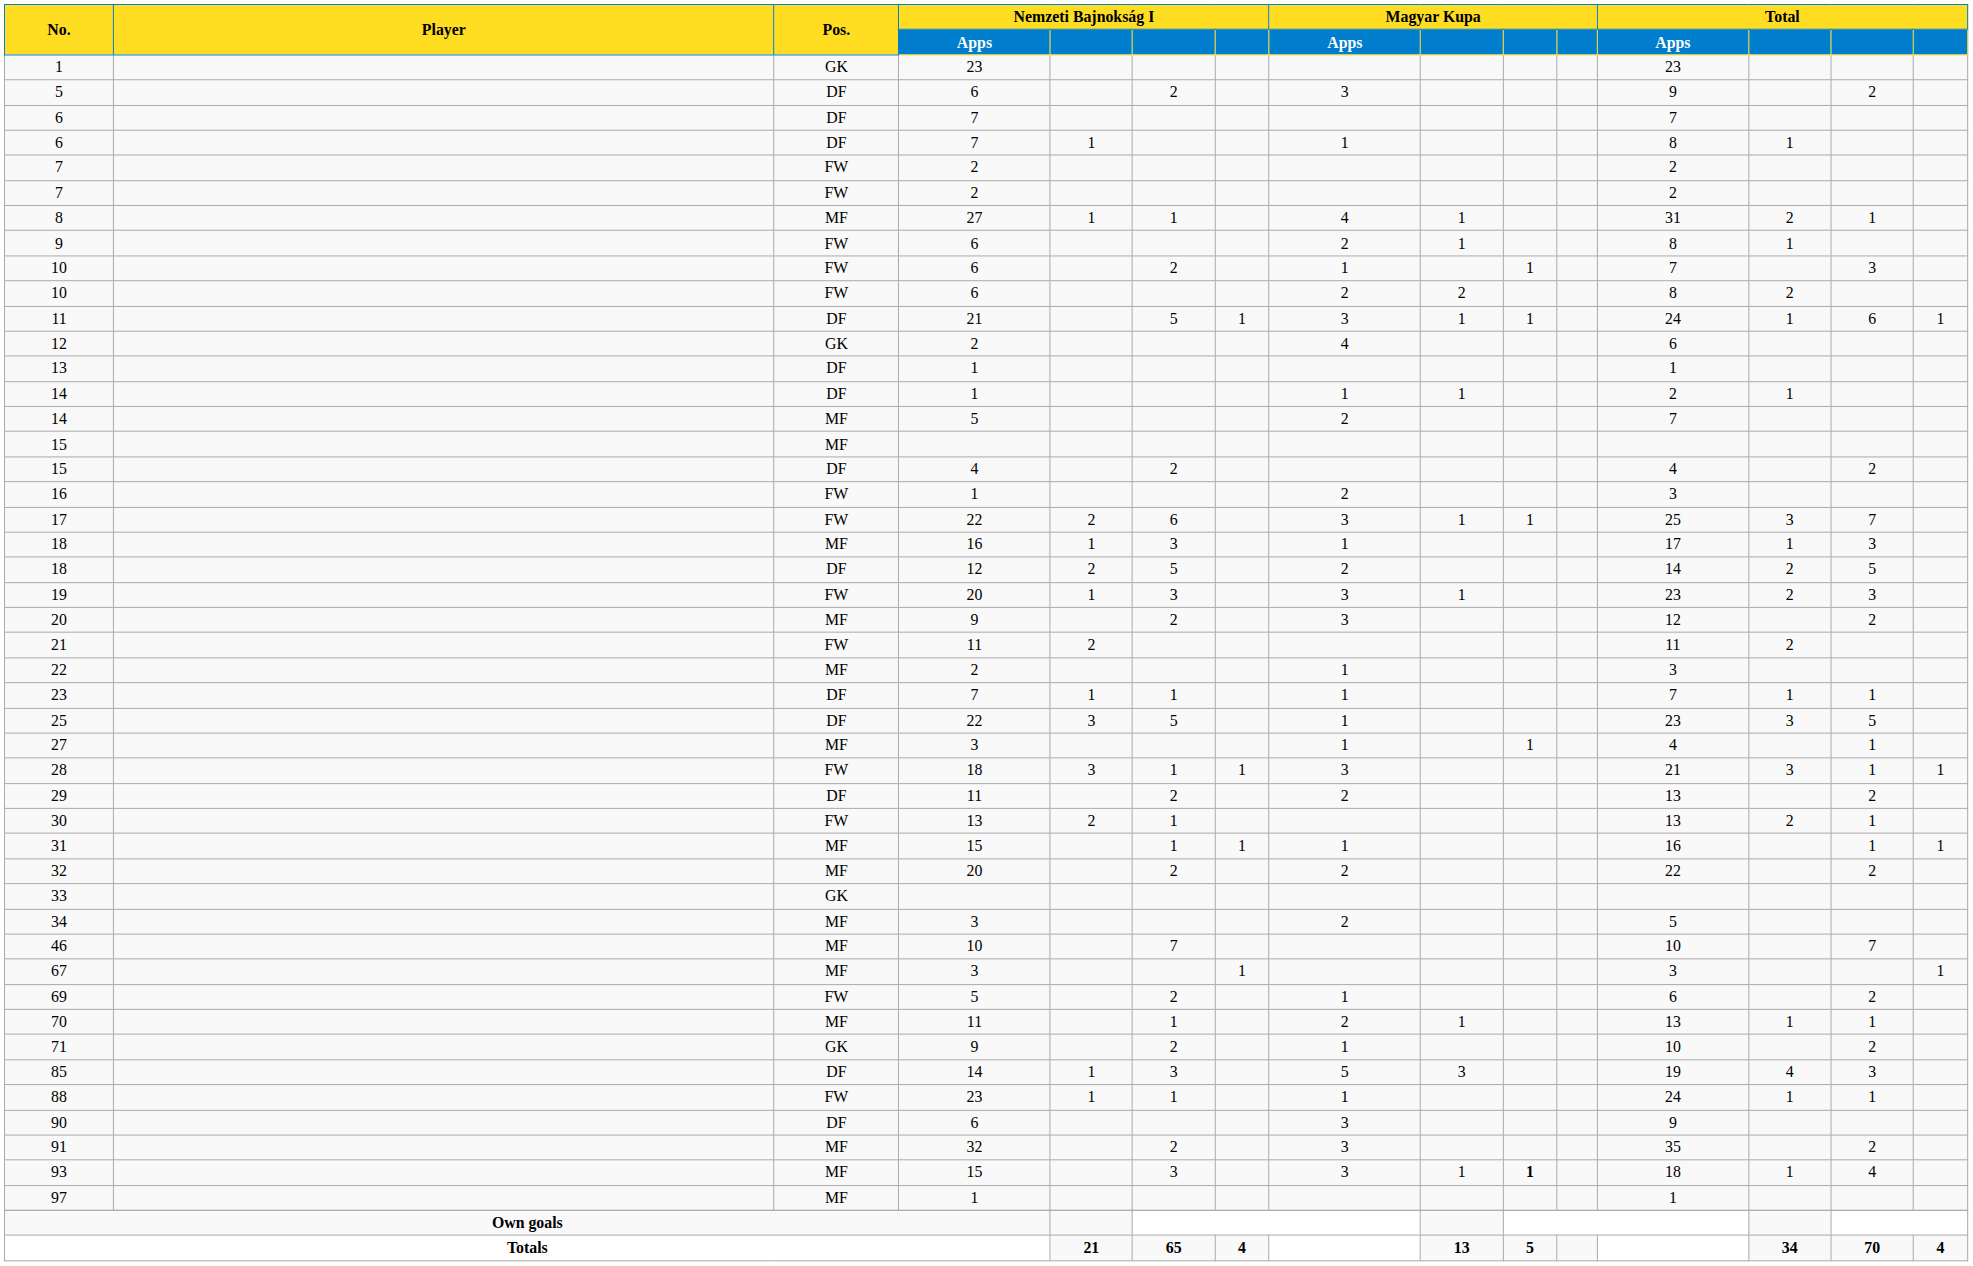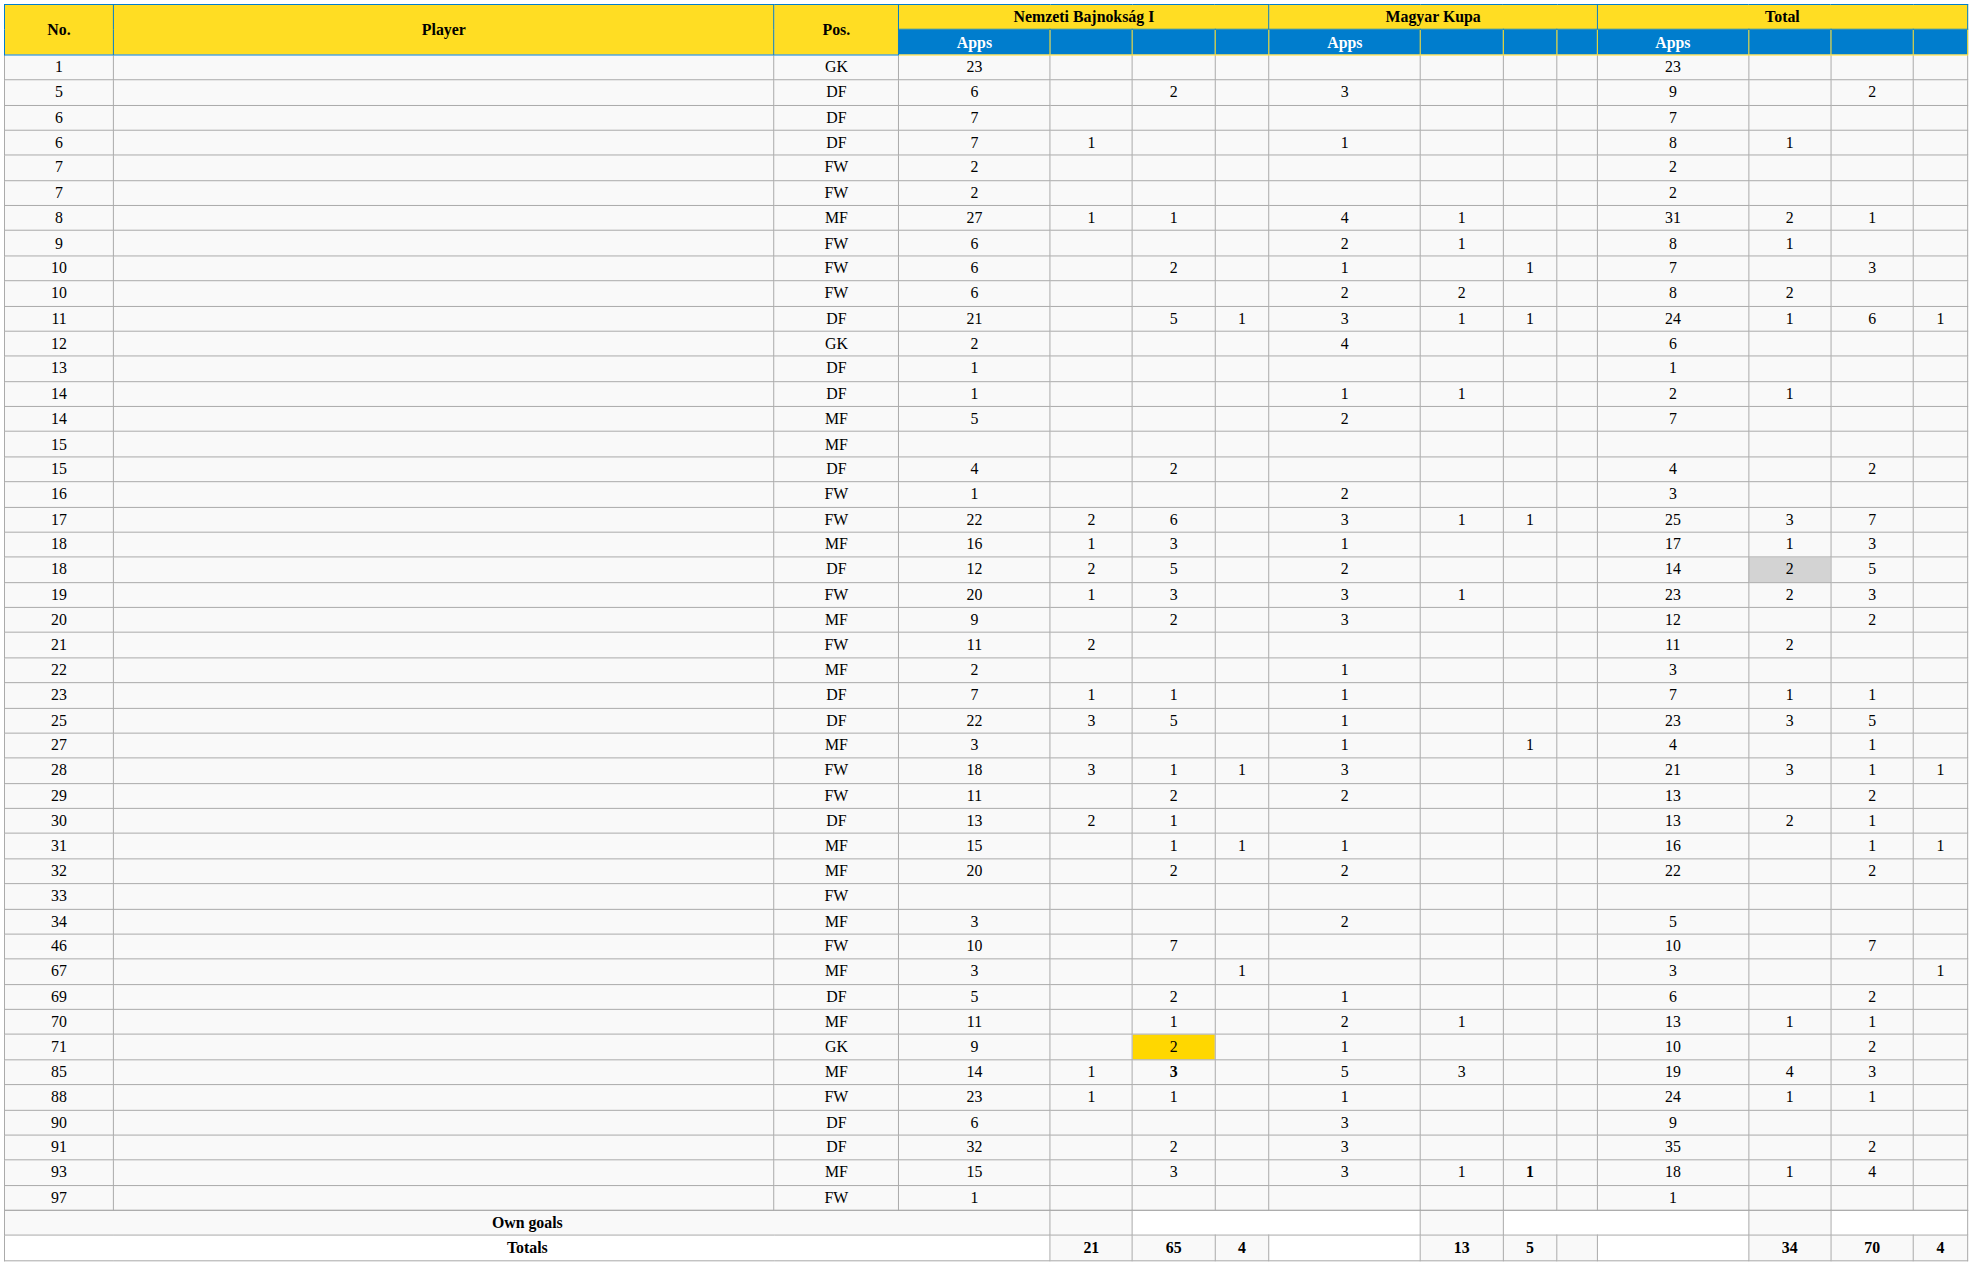(1790, 569) no background -> (1790, 569) lightgrey background
(836, 795) DF -> (836, 795) FW
(836, 820) FW -> (836, 820) DF
(836, 896) GK -> (836, 896) FW
(836, 946) MF -> (836, 946) FW
(836, 996) FW -> (836, 996) DF
(1174, 1047) no background -> (1174, 1047) gold background
(836, 1072) DF -> (836, 1072) MF
(1174, 1072) normal -> (1174, 1072) bold
(836, 1147) MF -> (836, 1147) DF
(836, 1197) MF -> (836, 1197) FW
